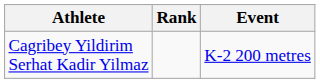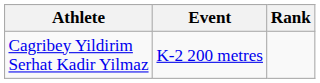columns swapped: (258, 18) <-> (176, 18)
